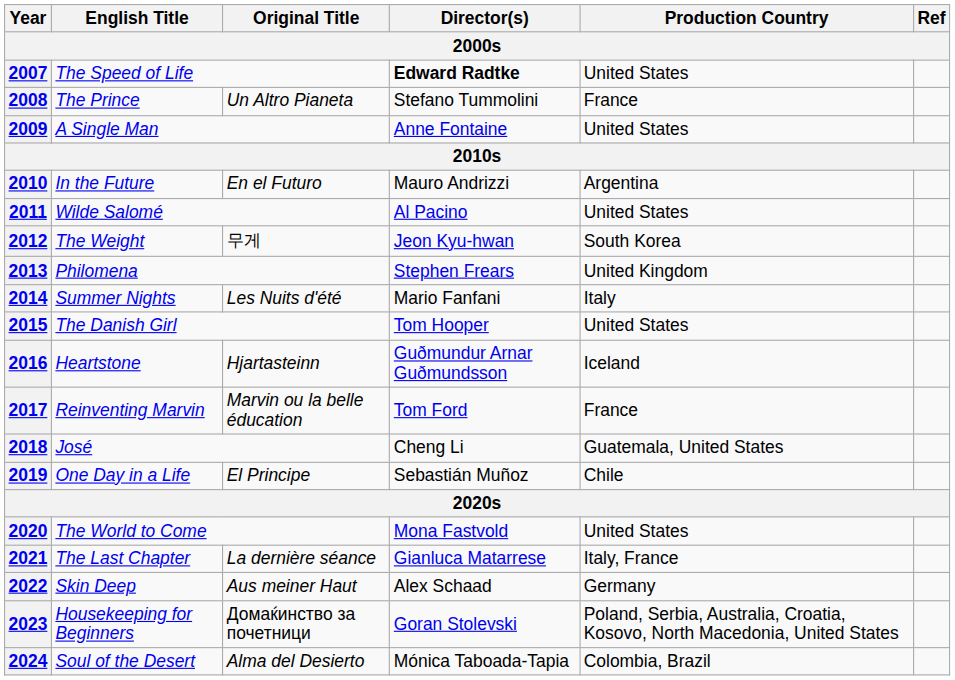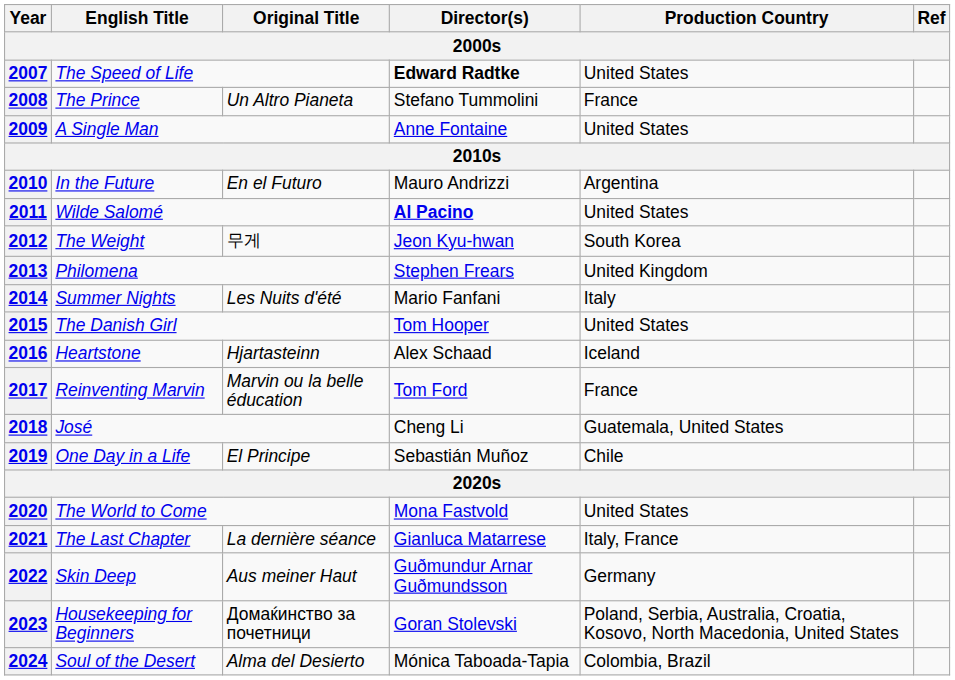(431, 211) normal -> (434, 211) bold
(463, 363) Guðmundur Arnar Guðmundsson -> (443, 353) Alex Schaad
(443, 586) Alex Schaad -> (463, 576) Guðmundur Arnar Guðmundsson
